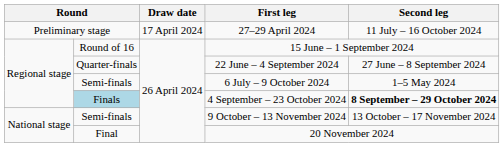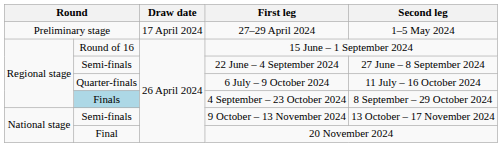(424, 30) 11 July – 16 October 2024 -> (423, 30) 1–5 May 2024
(107, 64) Quarter-finals -> (107, 64) Semi-finals
(107, 82) Semi-finals -> (107, 82) Quarter-finals
(424, 82) 1–5 May 2024 -> (423, 82) 11 July – 16 October 2024
(424, 99) bold -> (423, 99) normal
